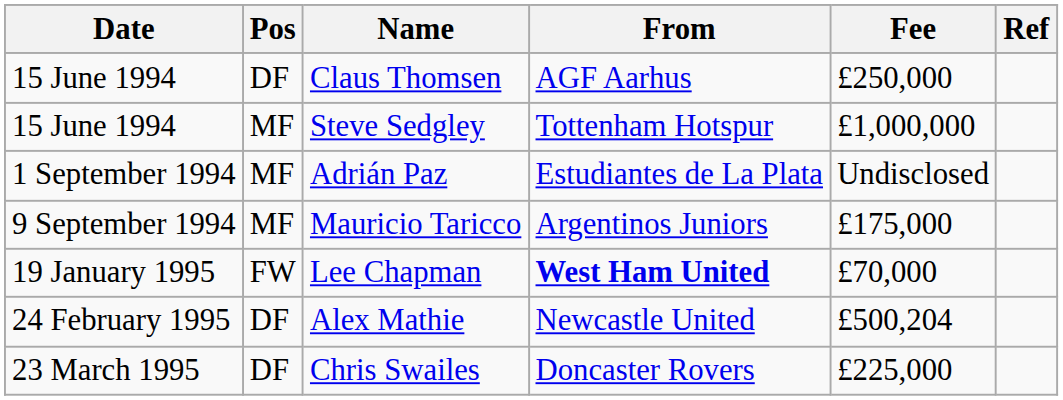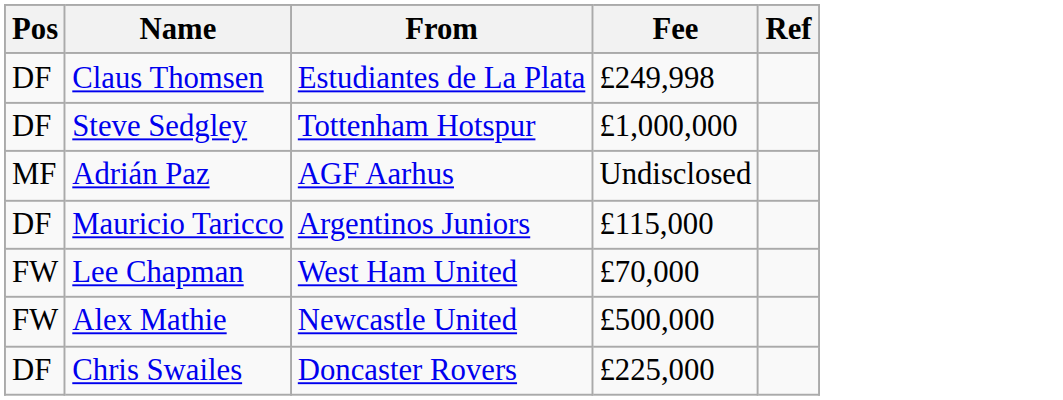- column: (124, 28)
(614, 77) AGF Aarhus -> (442, 77) Estudiantes de La Plata
(895, 77) £250,000 -> (657, 77) £249,998
(272, 126) MF -> (32, 126) DF
(679, 175) Estudiantes de La Plata -> (376, 175) AGF Aarhus
(272, 223) MF -> (32, 223) DF
(895, 223) £175,000 -> (656, 223) £115,000
(652, 272) bold -> (407, 272) normal
(269, 321) DF -> (35, 321) FW
(895, 321) £500,204 -> (657, 321) £500,000
